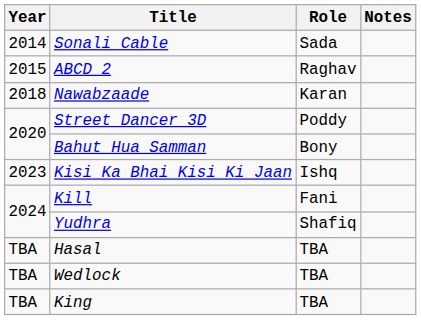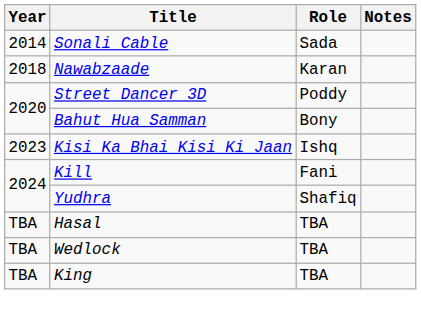- row: (83, 69)
